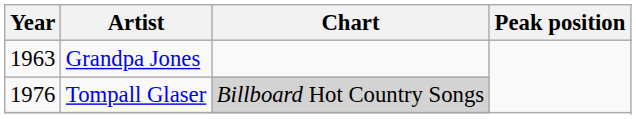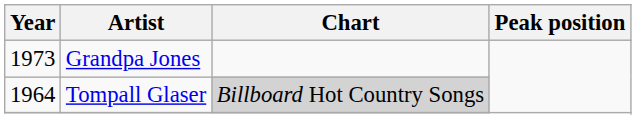(33, 58) 1963 -> (33, 58) 1973
(33, 94) 1976 -> (33, 94) 1964
